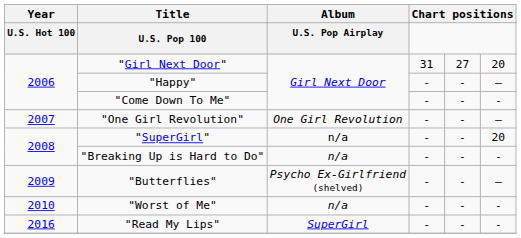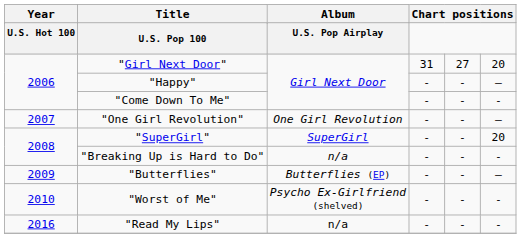(338, 137) n/a -> (338, 137) SuperGirl
(338, 181) Psycho Ex-Girlfriend (shelved) -> (338, 174) Butterflies (EP)
(338, 206) n/a -> (338, 199) Psycho Ex-Girlfriend (shelved)
(338, 224) SuperGirl -> (338, 224) n/a
